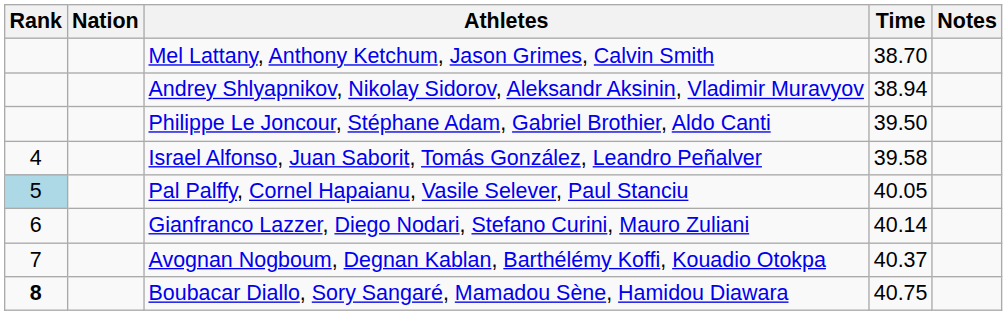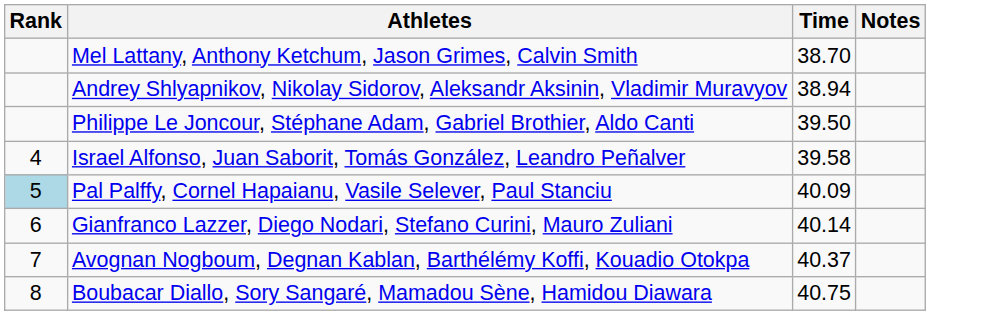- column: (105, 21)
(901, 191) 40.05 -> (824, 191) 40.09
(36, 293) bold -> (36, 293) normal
